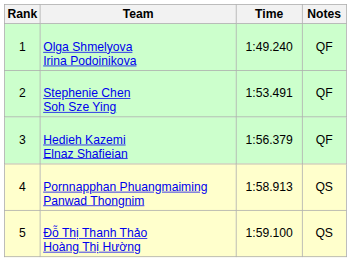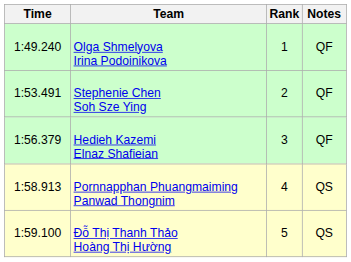columns swapped: (22, 14) <-> (269, 14)
